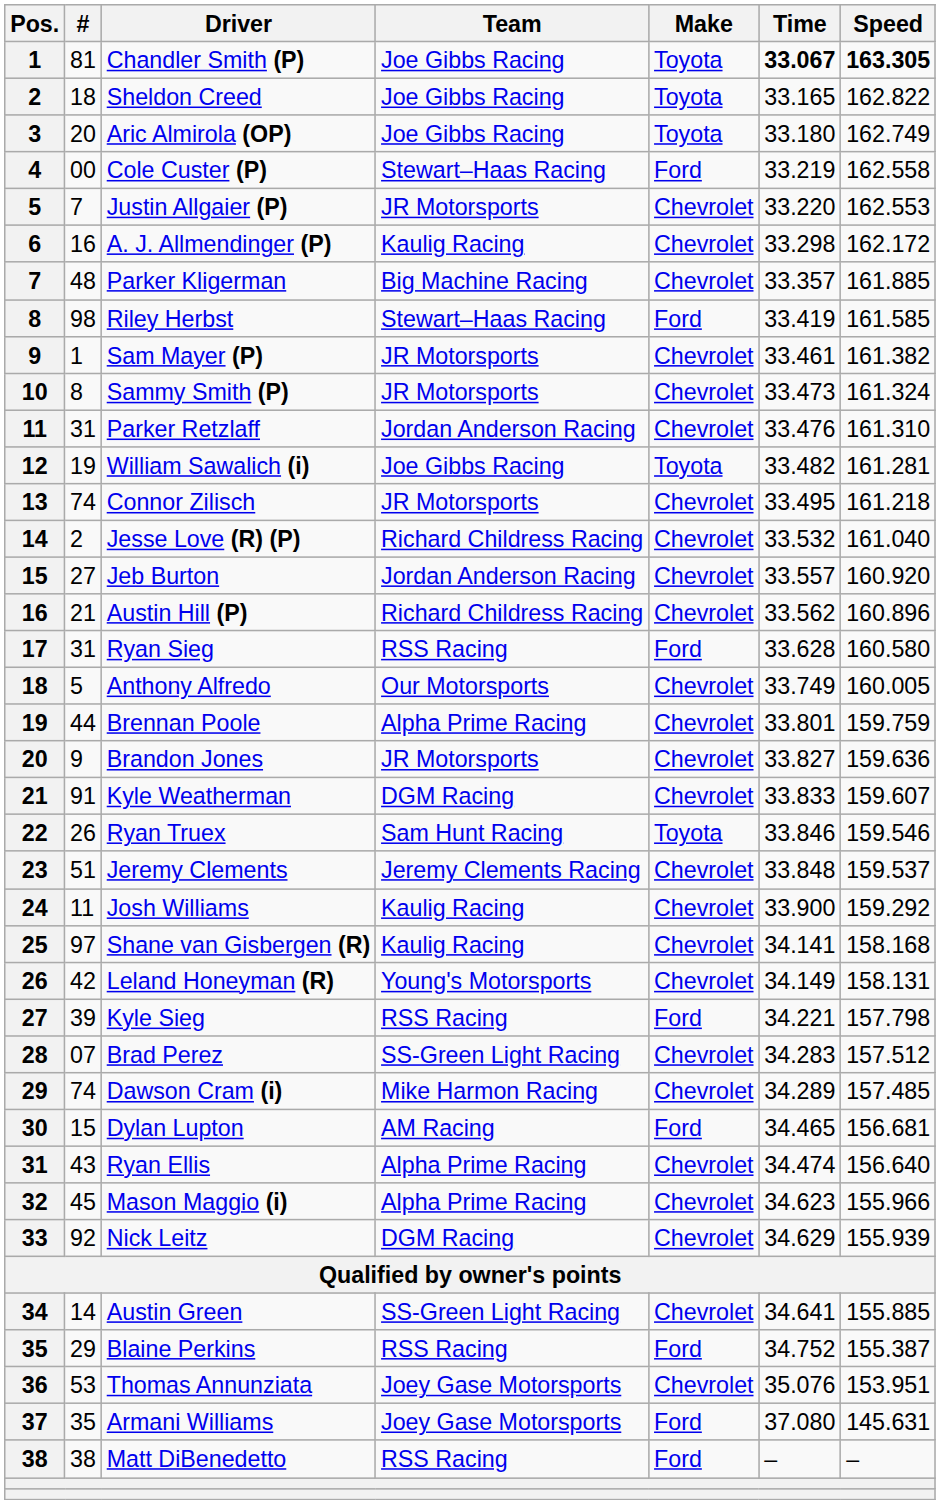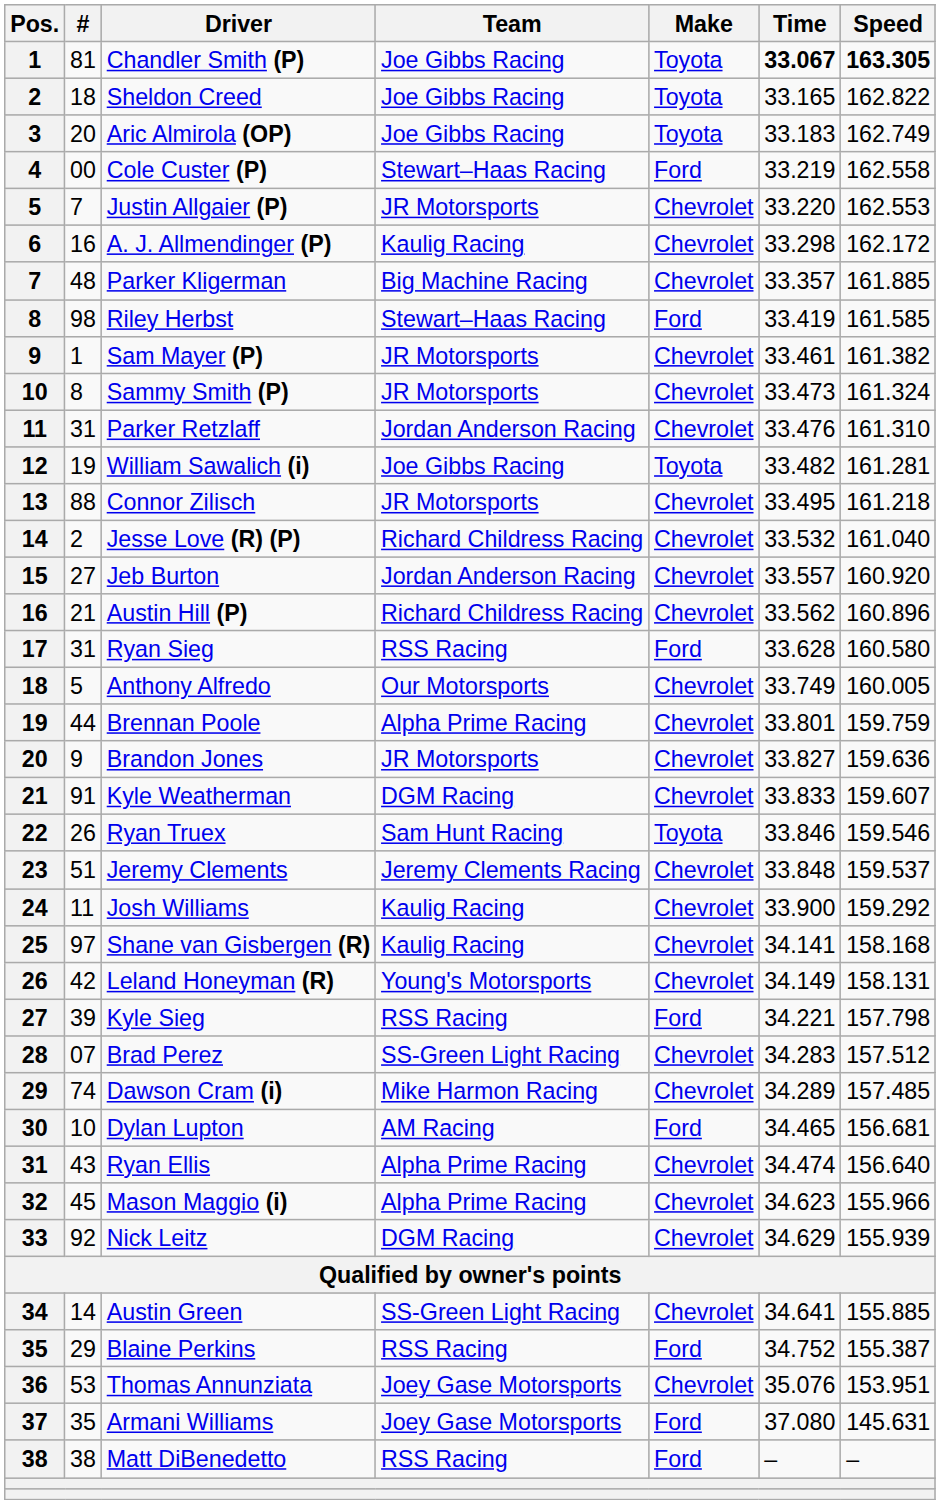(800, 134) 33.180 -> (800, 134) 33.183
(83, 502) 74 -> (83, 502) 88
(83, 1128) 15 -> (83, 1128) 10
